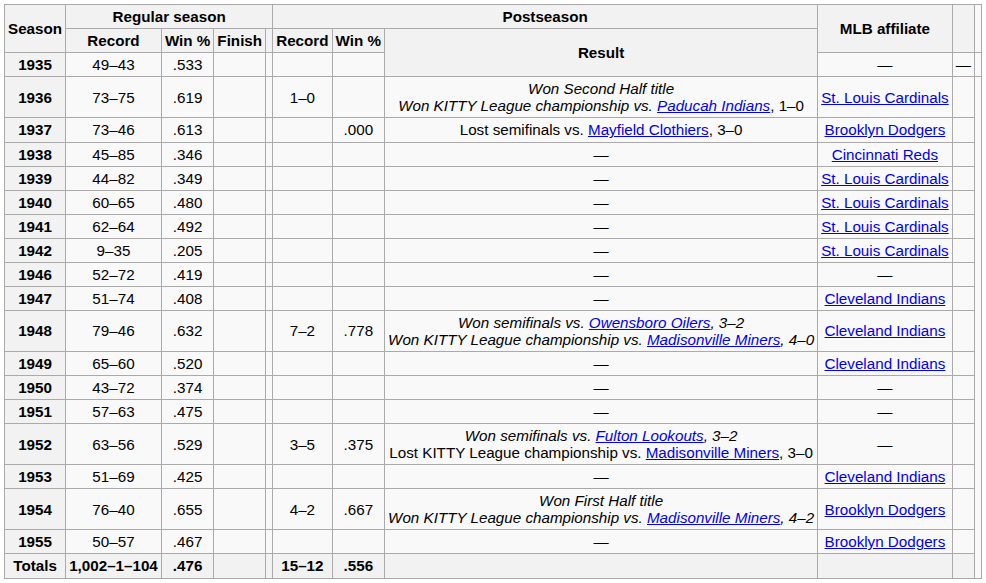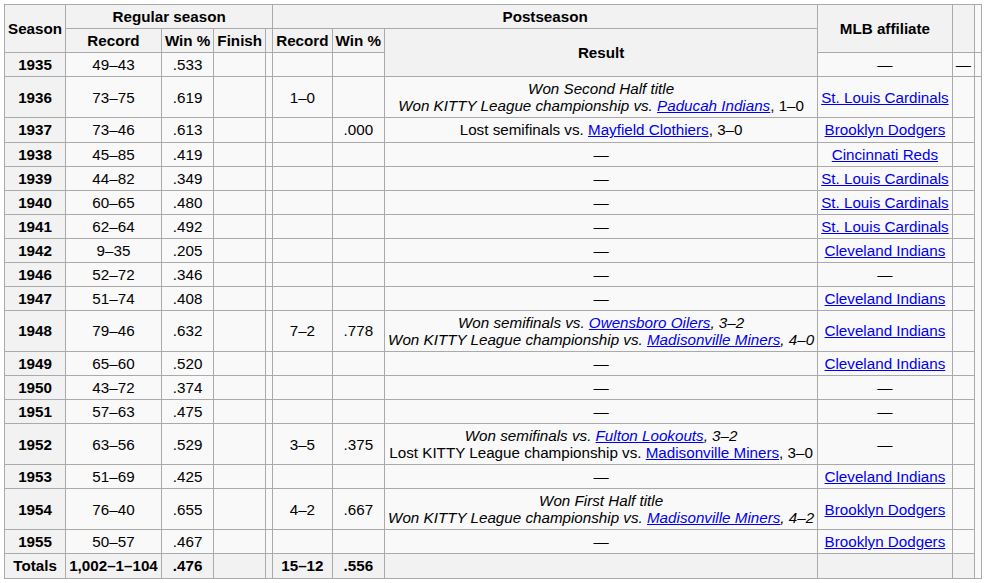(188, 154) .346 -> (188, 154) .419
(885, 250) St. Louis Cardinals -> (885, 250) Cleveland Indians
(188, 274) .419 -> (188, 274) .346
